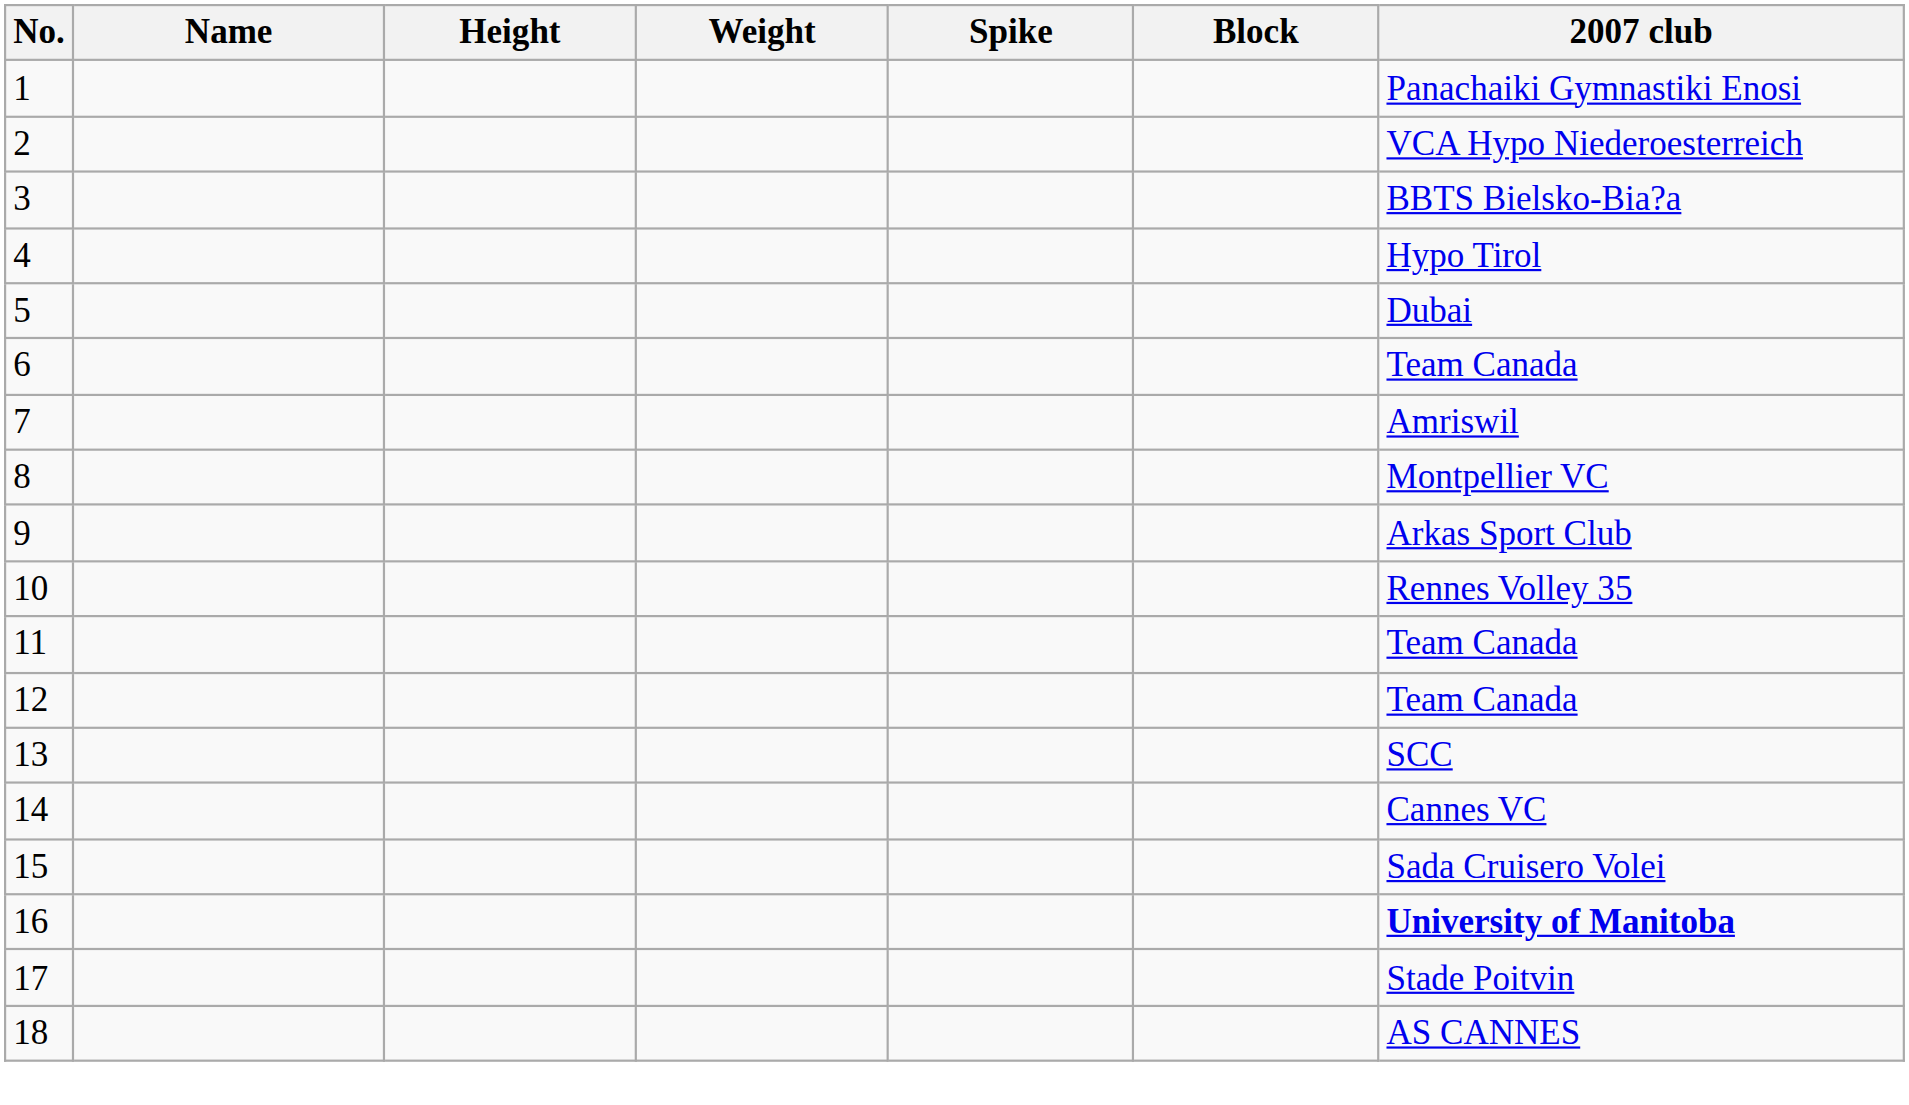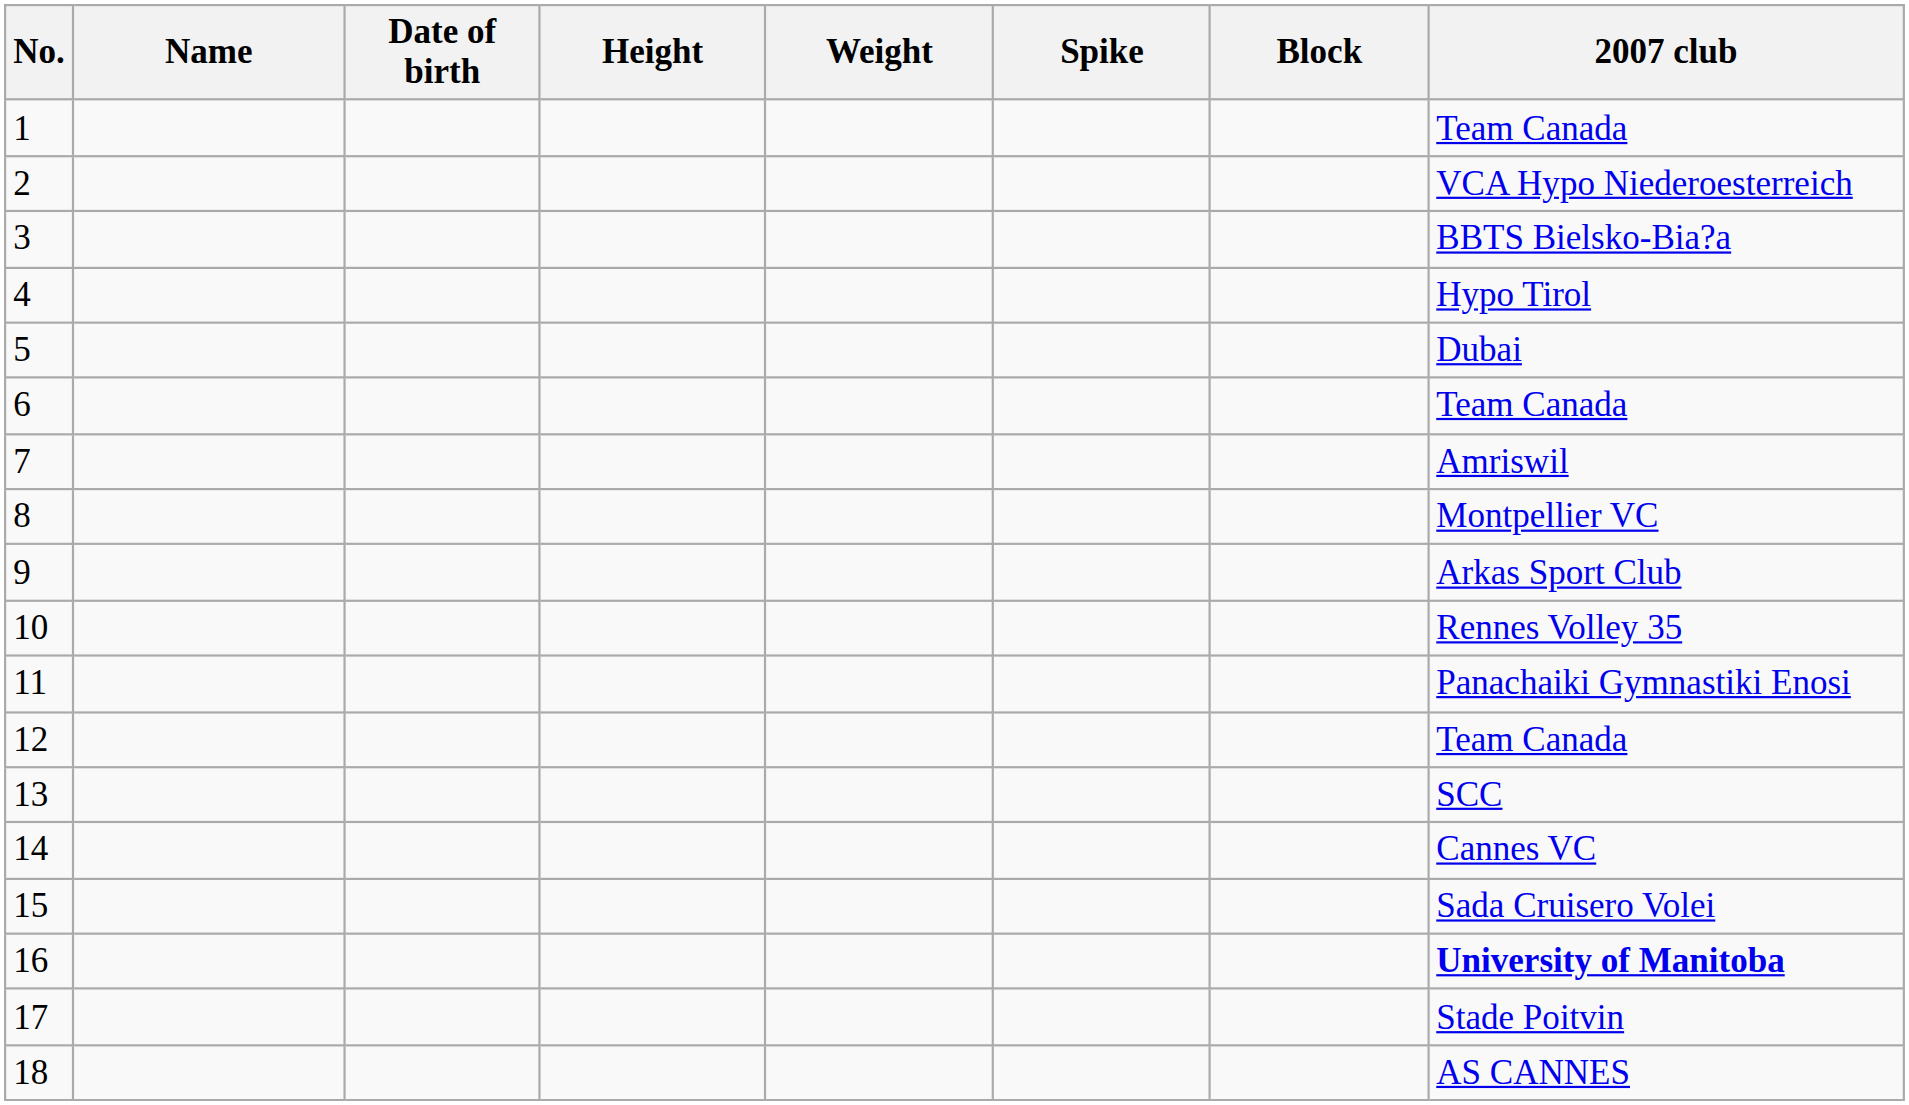+ column: (442, 51)
(1594, 87) Panachaiki Gymnastiki Enosi -> (1532, 127) Team Canada
(1482, 643) Team Canada -> (1644, 682) Panachaiki Gymnastiki Enosi
